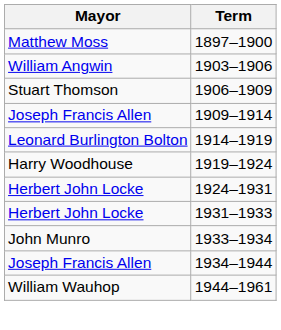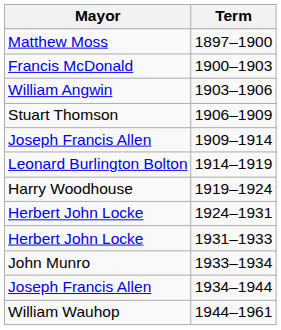+ row: (234, 66)
